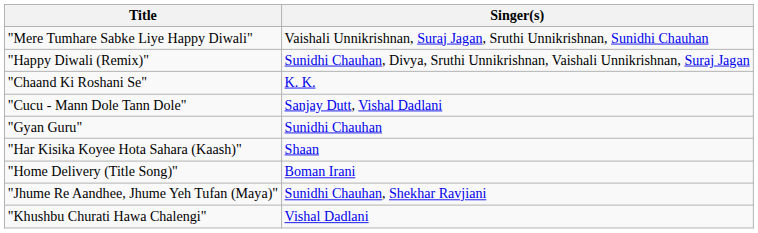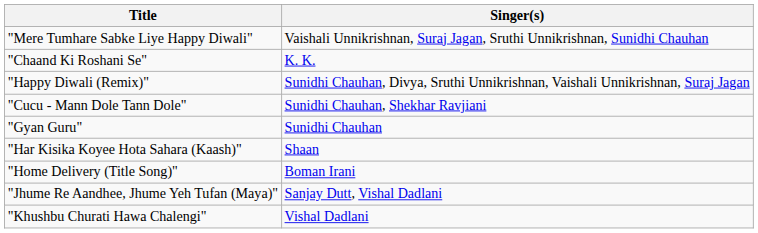rows swapped: (78, 60) <-> (77, 82)
(363, 104) Sanjay Dutt, Vishal Dadlani -> (385, 104) Sunidhi Chauhan, Shekhar Ravjiani
(385, 194) Sunidhi Chauhan, Shekhar Ravjiani -> (363, 194) Sanjay Dutt, Vishal Dadlani
